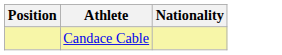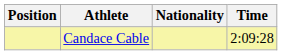+ column: (252, 15)
